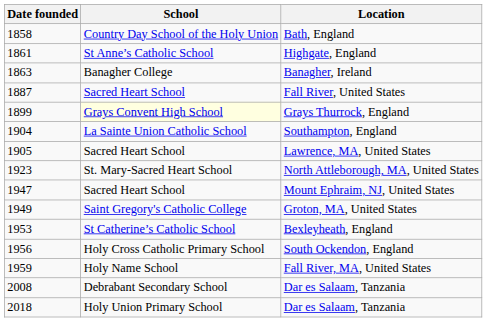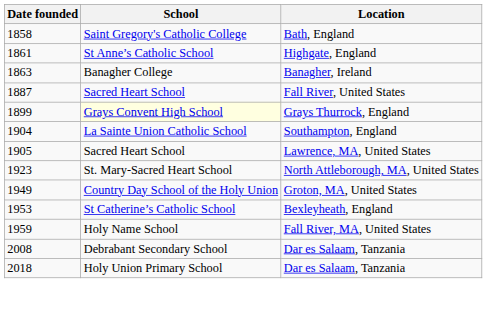(181, 33) Country Day School of the Holy Union -> (165, 33) Saint Gregory's Catholic College
- row: (20, 190)
(165, 209) Saint Gregory's Catholic College -> (181, 190) Country Day School of the Holy Union
- row: (20, 248)
